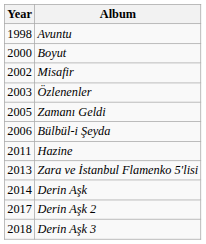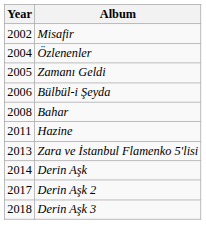- row: (55, 33)
- row: (52, 53)
(20, 92) 2003 -> (20, 53) 2004
+ row: (53, 111)
